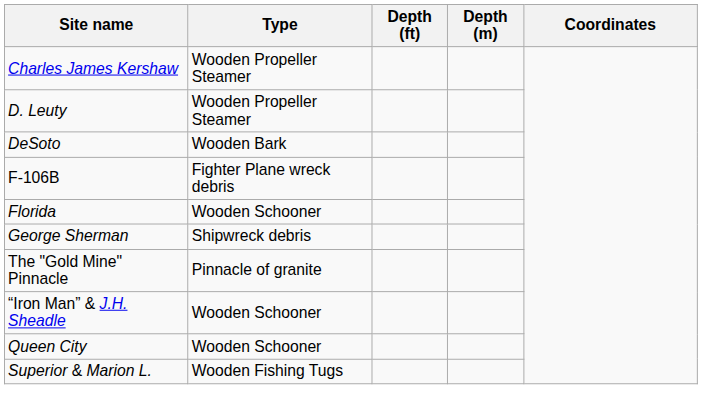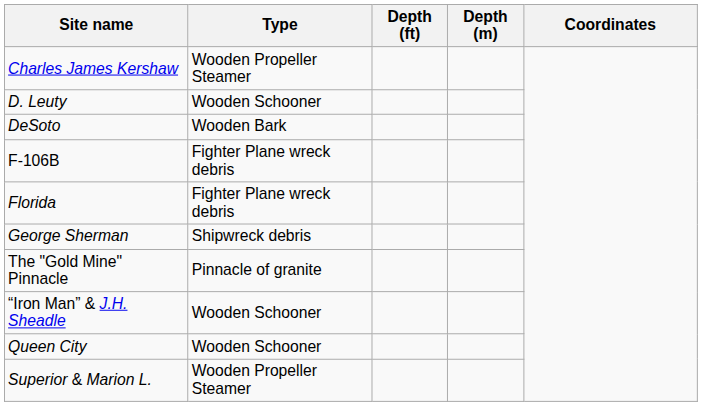(254, 110) Wooden Propeller Steamer -> (257, 101) Wooden Schooner
(257, 211) Wooden Schooner -> (261, 203) Fighter Plane wreck debris
(267, 371) Wooden Fishing Tugs -> (254, 380) Wooden Propeller Steamer
